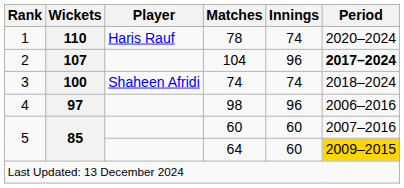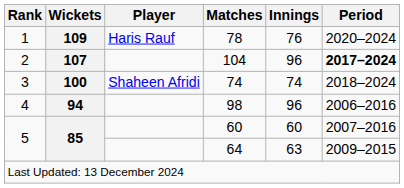(75, 37) 110 -> (75, 37) 109
(294, 37) 74 -> (294, 37) 76
(75, 104) 97 -> (75, 104) 94
(294, 149) 60 -> (294, 149) 63
(361, 149) gold background -> (361, 149) no background
